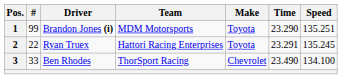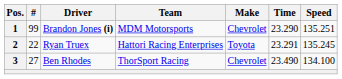(241, 29) Toyota -> (247, 29) Chevrolet
(33, 61) 33 -> (33, 61) 27
